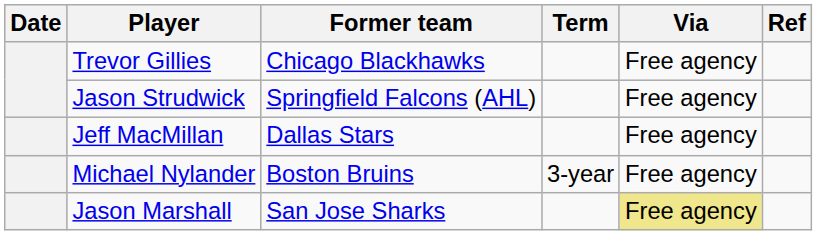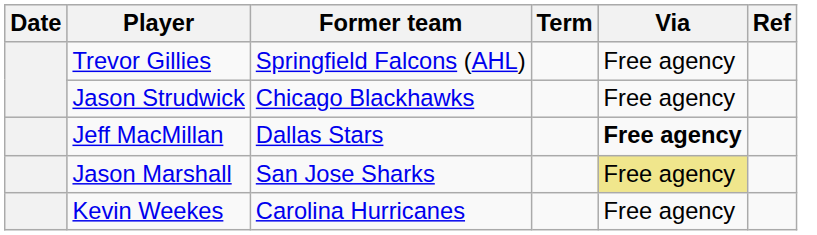(376, 60) Chicago Blackhawks -> (391, 60) Springfield Falcons (AHL)
(401, 98) Springfield Falcons (AHL) -> (365, 98) Chicago Blackhawks
(691, 135) normal -> (673, 135) bold
- row: (164, 173)
+ row: (148, 211)
